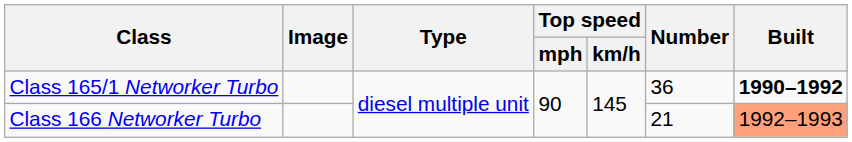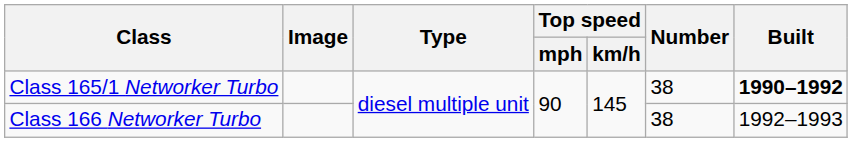(662, 86) 36 -> (662, 86) 38
(662, 119) 21 -> (662, 119) 38
(791, 119) lightsalmon background -> (791, 119) no background
